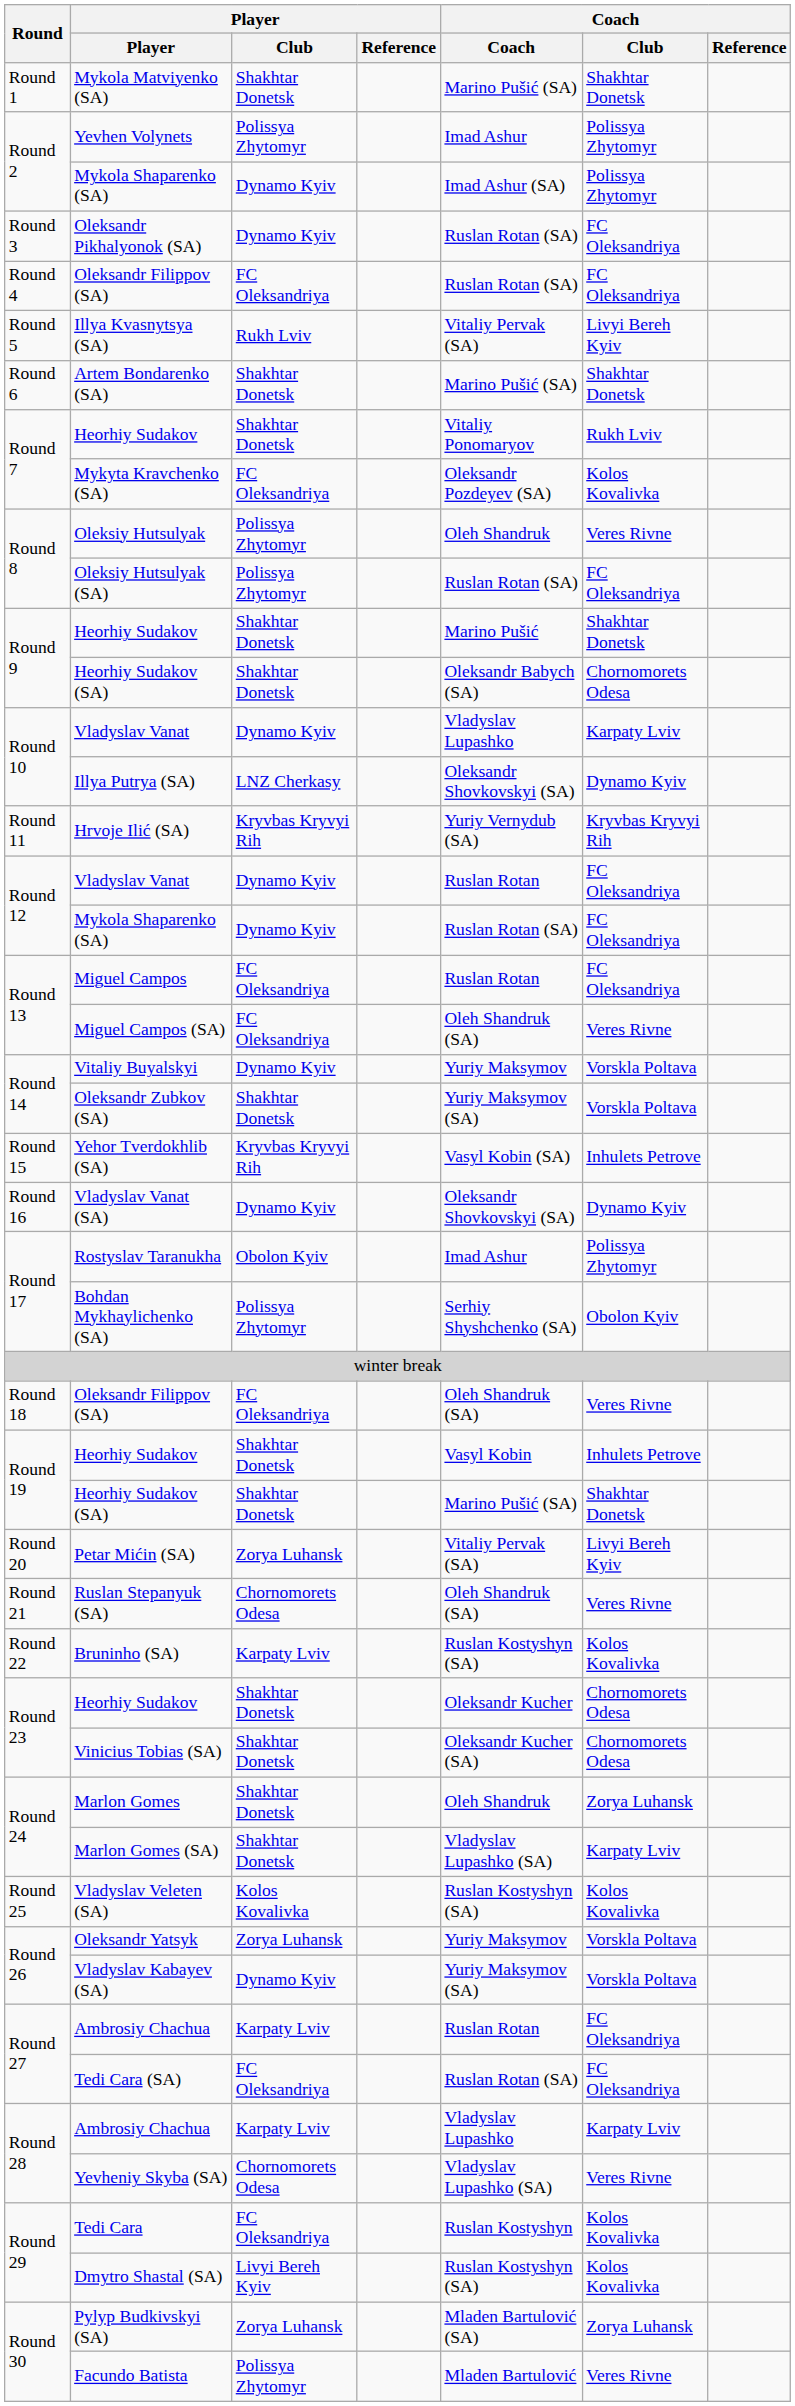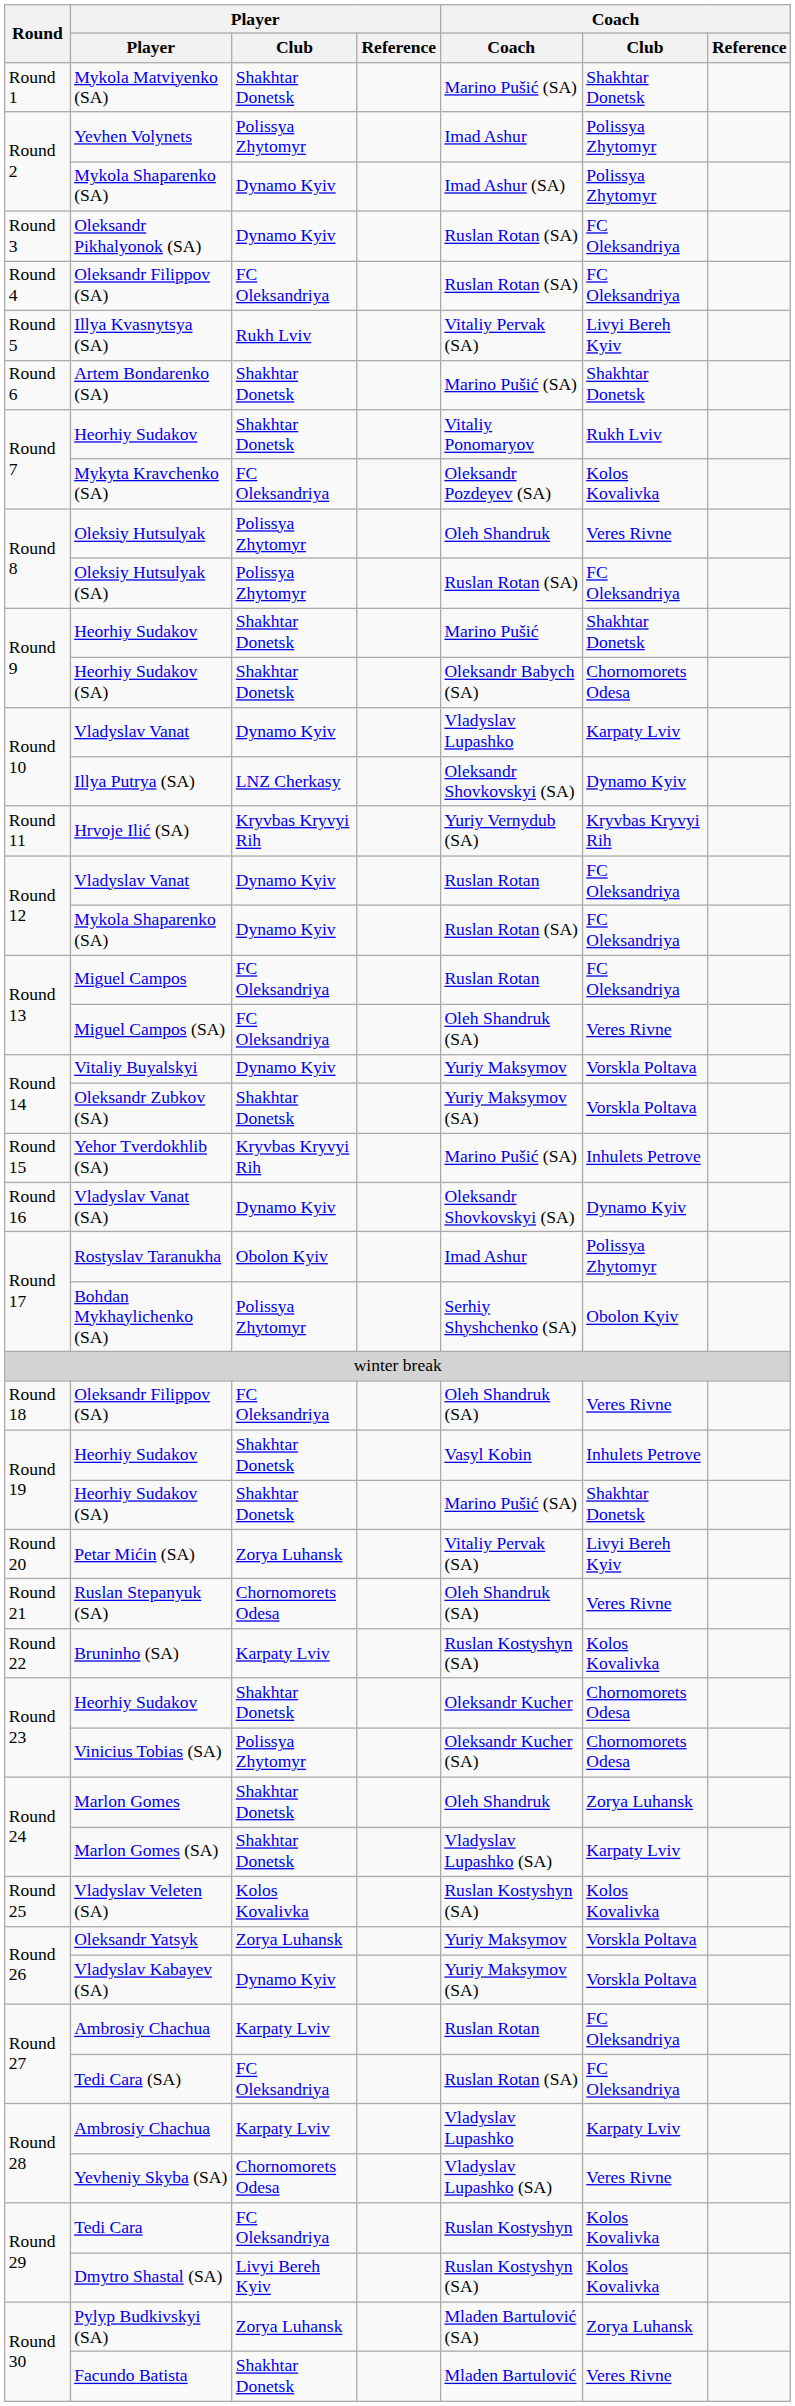(507, 1156) Vasyl Kobin (SA) -> (511, 1156) Marino Pušić (SA)
(267, 1752) Shakhtar Donetsk -> (271, 1752) Polissya Zhytomyr
(271, 2375) Polissya Zhytomyr -> (267, 2375) Shakhtar Donetsk
